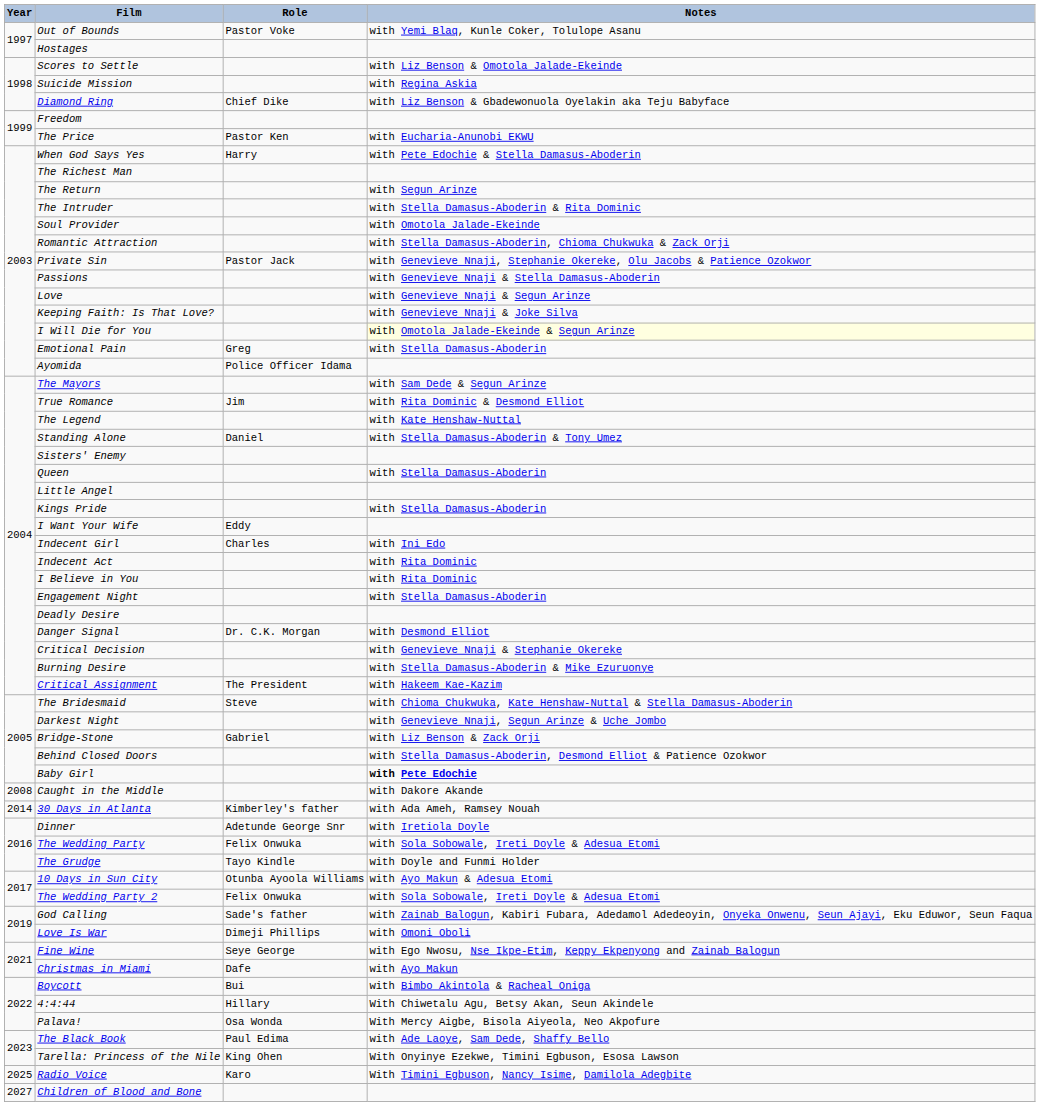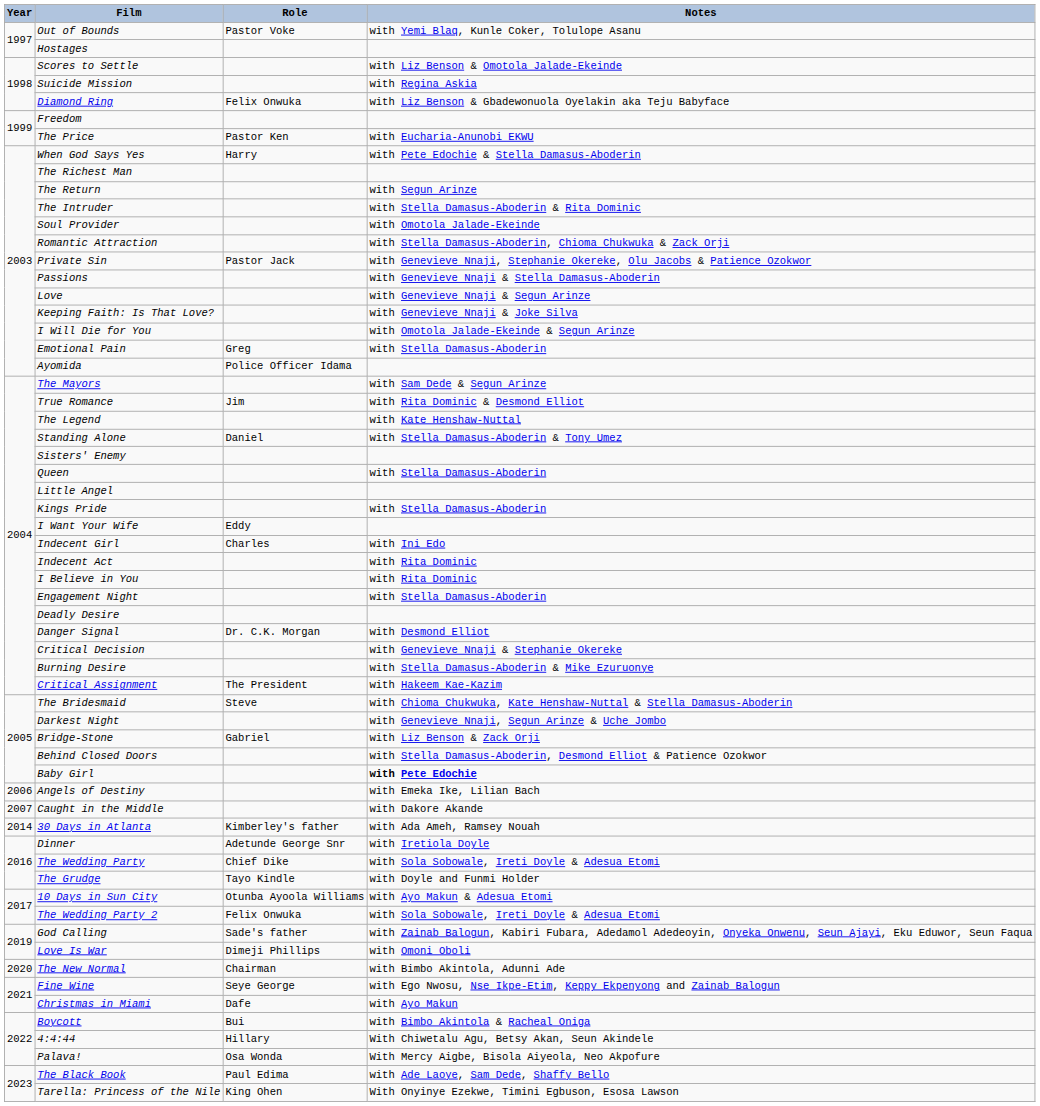(257, 101) Chief Dike -> (263, 101) Felix Onwuka
(502, 331) lightyellow background -> (502, 331) no background
+ row: (91, 791)
(20, 791) 2008 -> (20, 809) 2007
(263, 844) Felix Onwuka -> (257, 862) Chief Dike
+ row: (82, 968)
- row: (72, 1074)
- row: (119, 1092)
